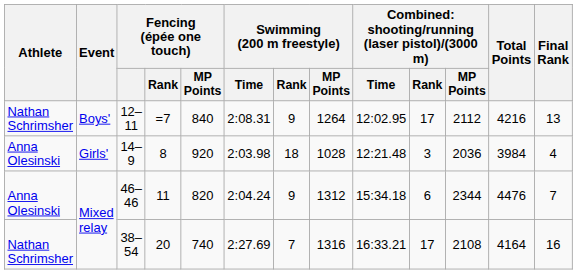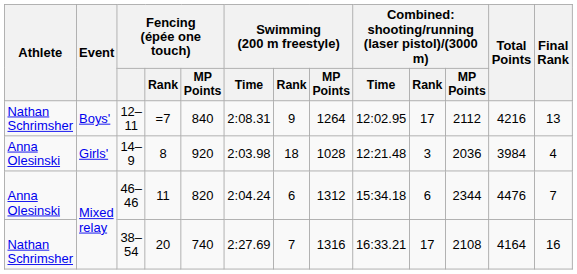(292, 196) 9 -> (292, 196) 6
